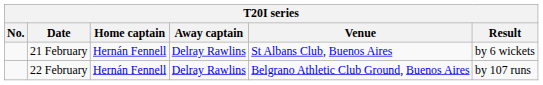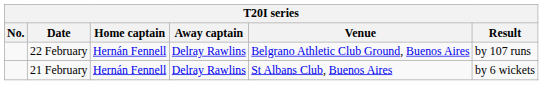rows swapped: (59, 51) <-> (59, 70)
